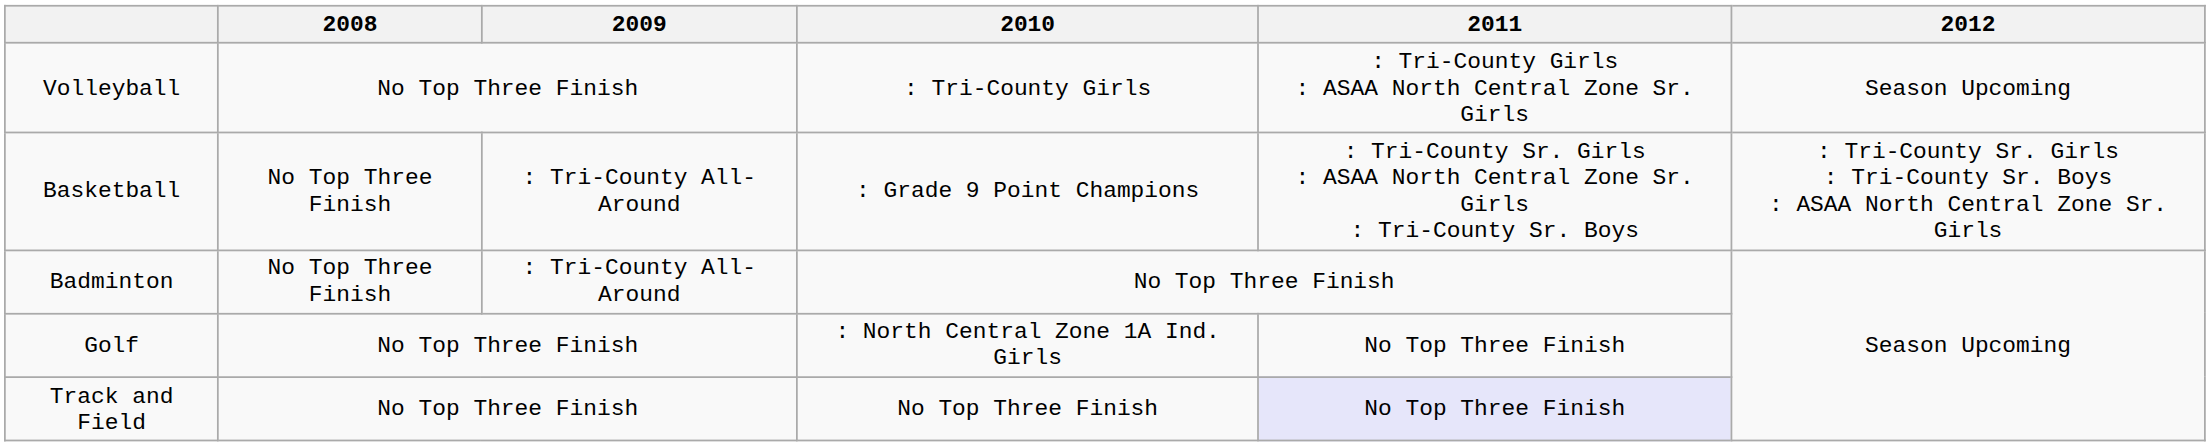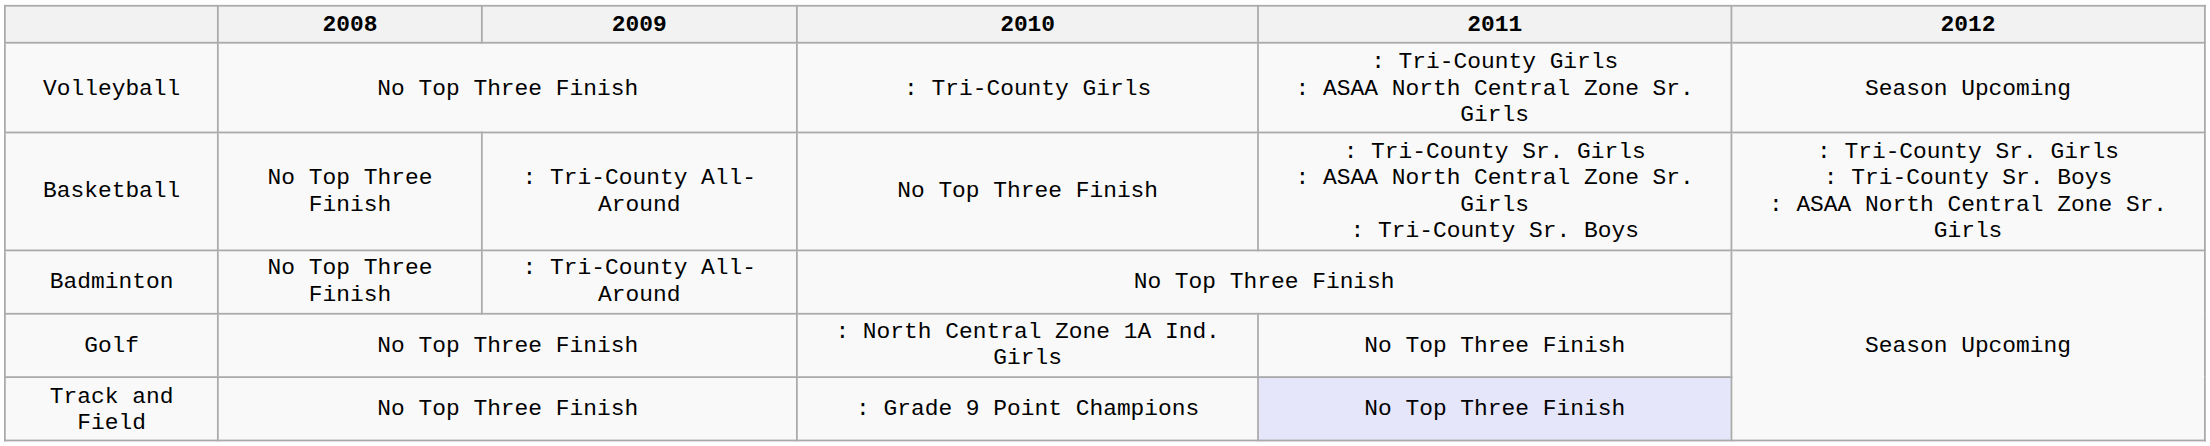(1028, 191) : Grade 9 Point Champions -> (1028, 191) No Top Three Finish
(1028, 409) No Top Three Finish -> (1028, 409) : Grade 9 Point Champions
